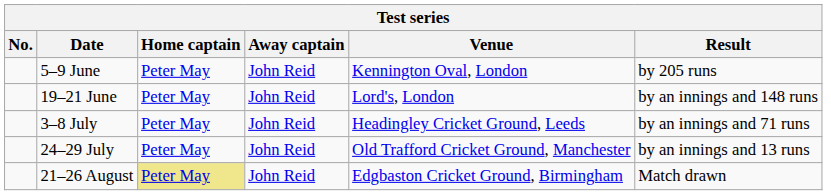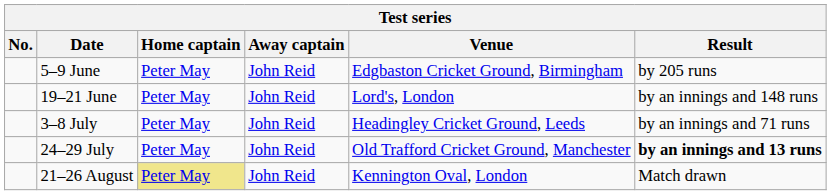(440, 70) Kennington Oval, London -> (488, 70) Edgbaston Cricket Ground, Birmingham
(724, 149) normal -> (730, 149) bold
(488, 176) Edgbaston Cricket Ground, Birmingham -> (440, 176) Kennington Oval, London
